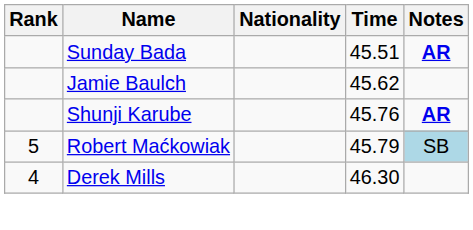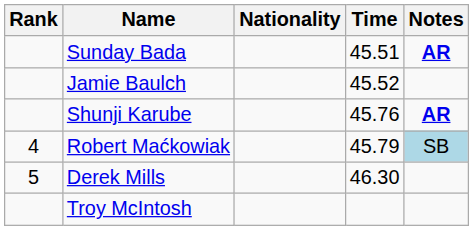(375, 83) 45.62 -> (375, 83) 45.52
(33, 146) 5 -> (33, 146) 4
(33, 177) 4 -> (33, 177) 5
+ row: (129, 209)
